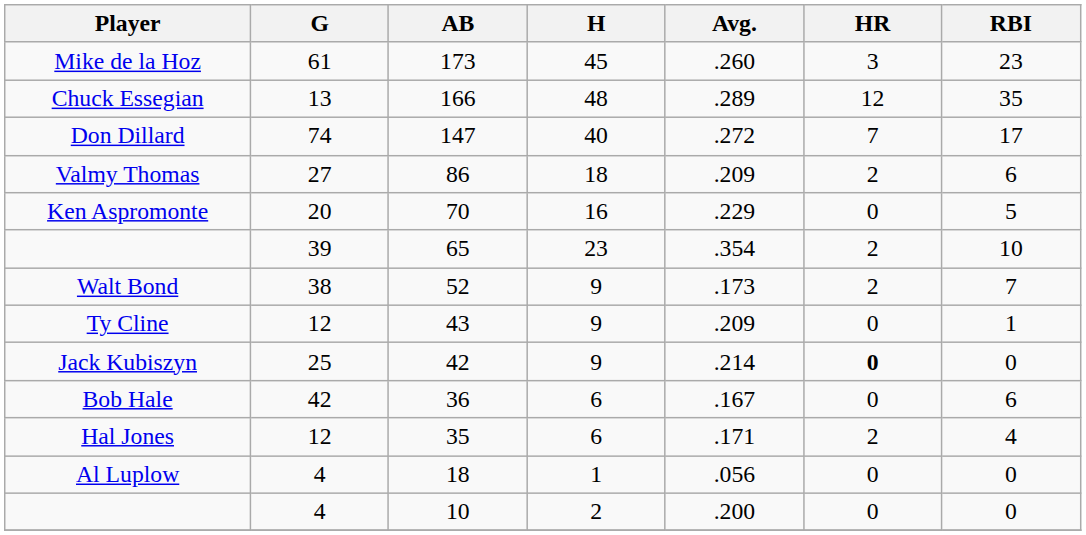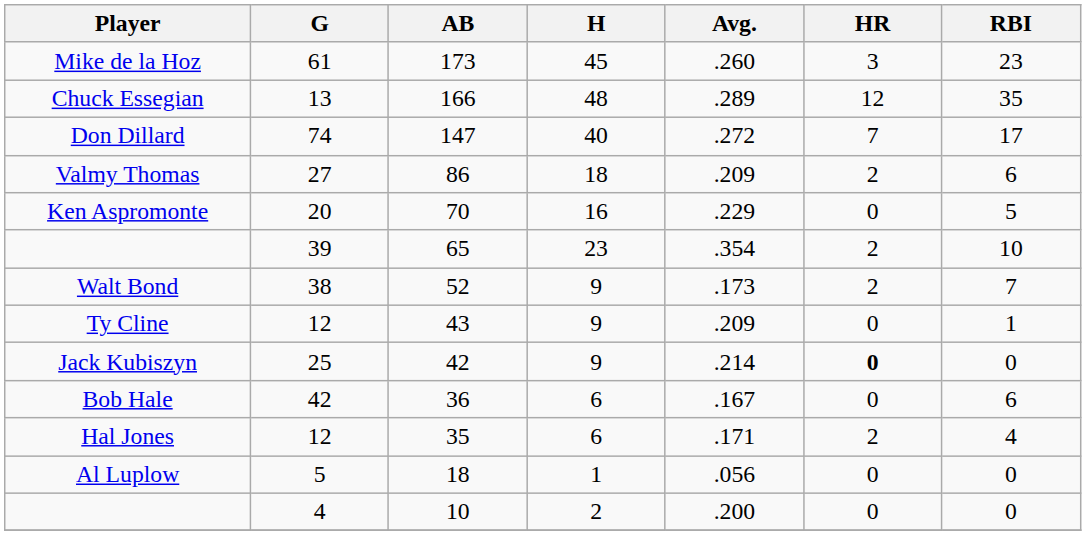(320, 473) 4 -> (320, 473) 5
